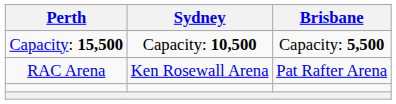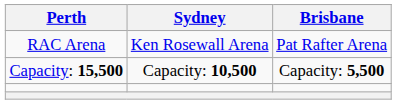rows swapped: (66, 70) <-> (66, 44)
